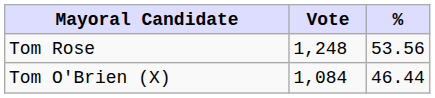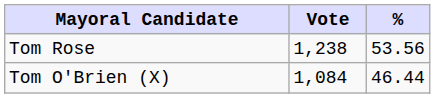(320, 49) 1,248 -> (320, 49) 1,238
